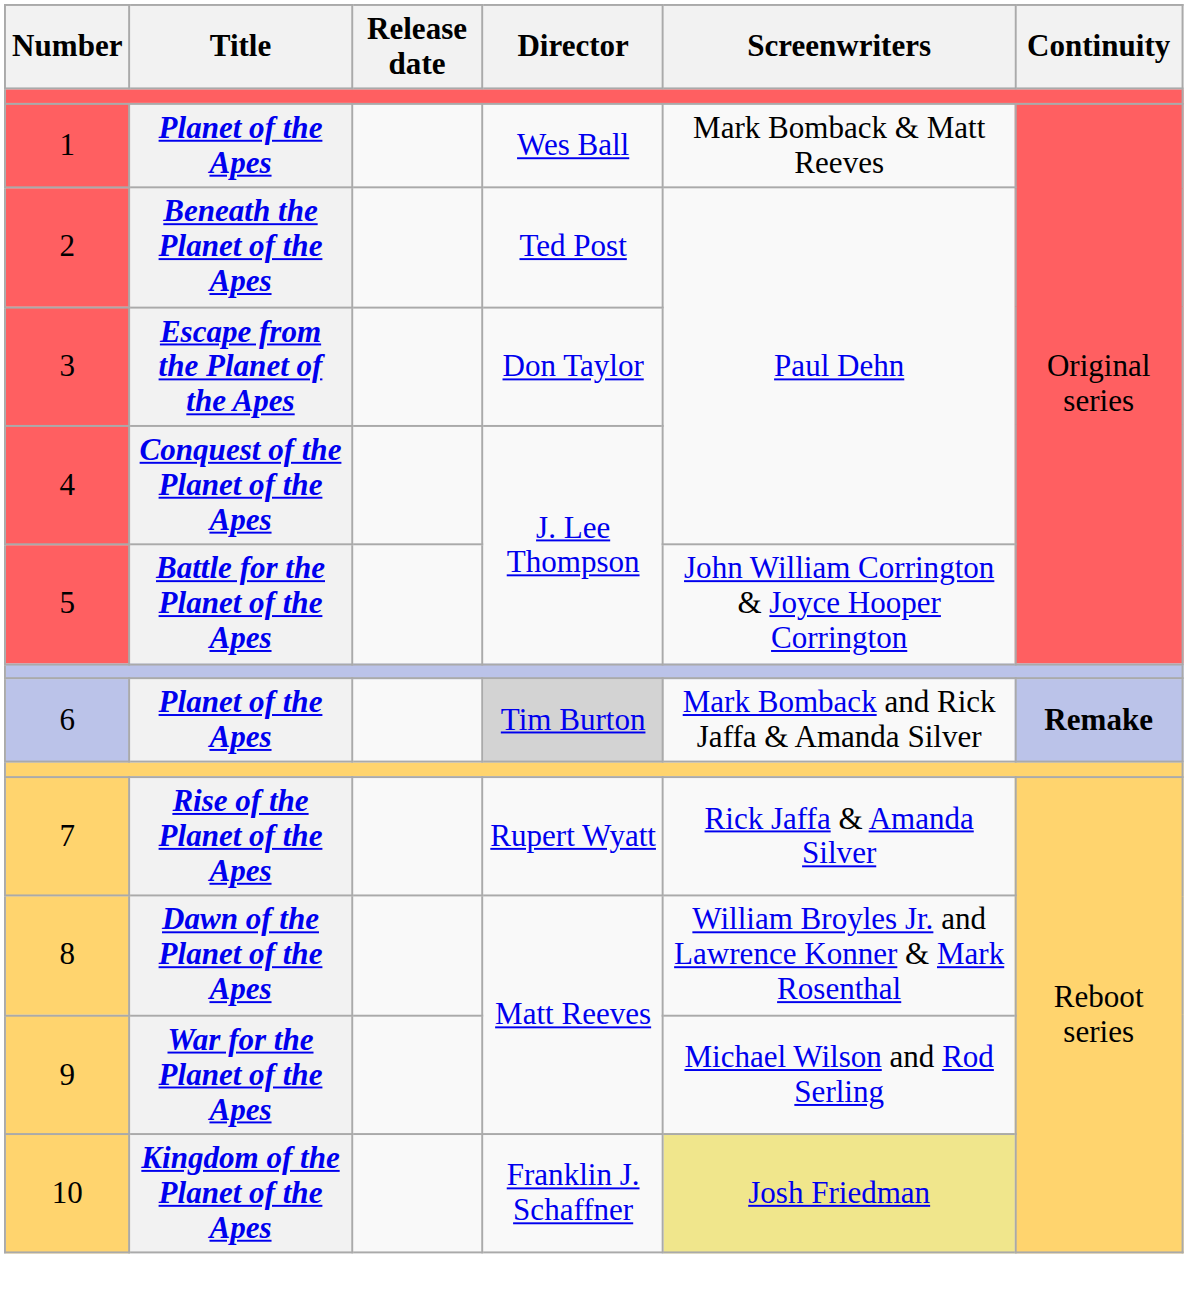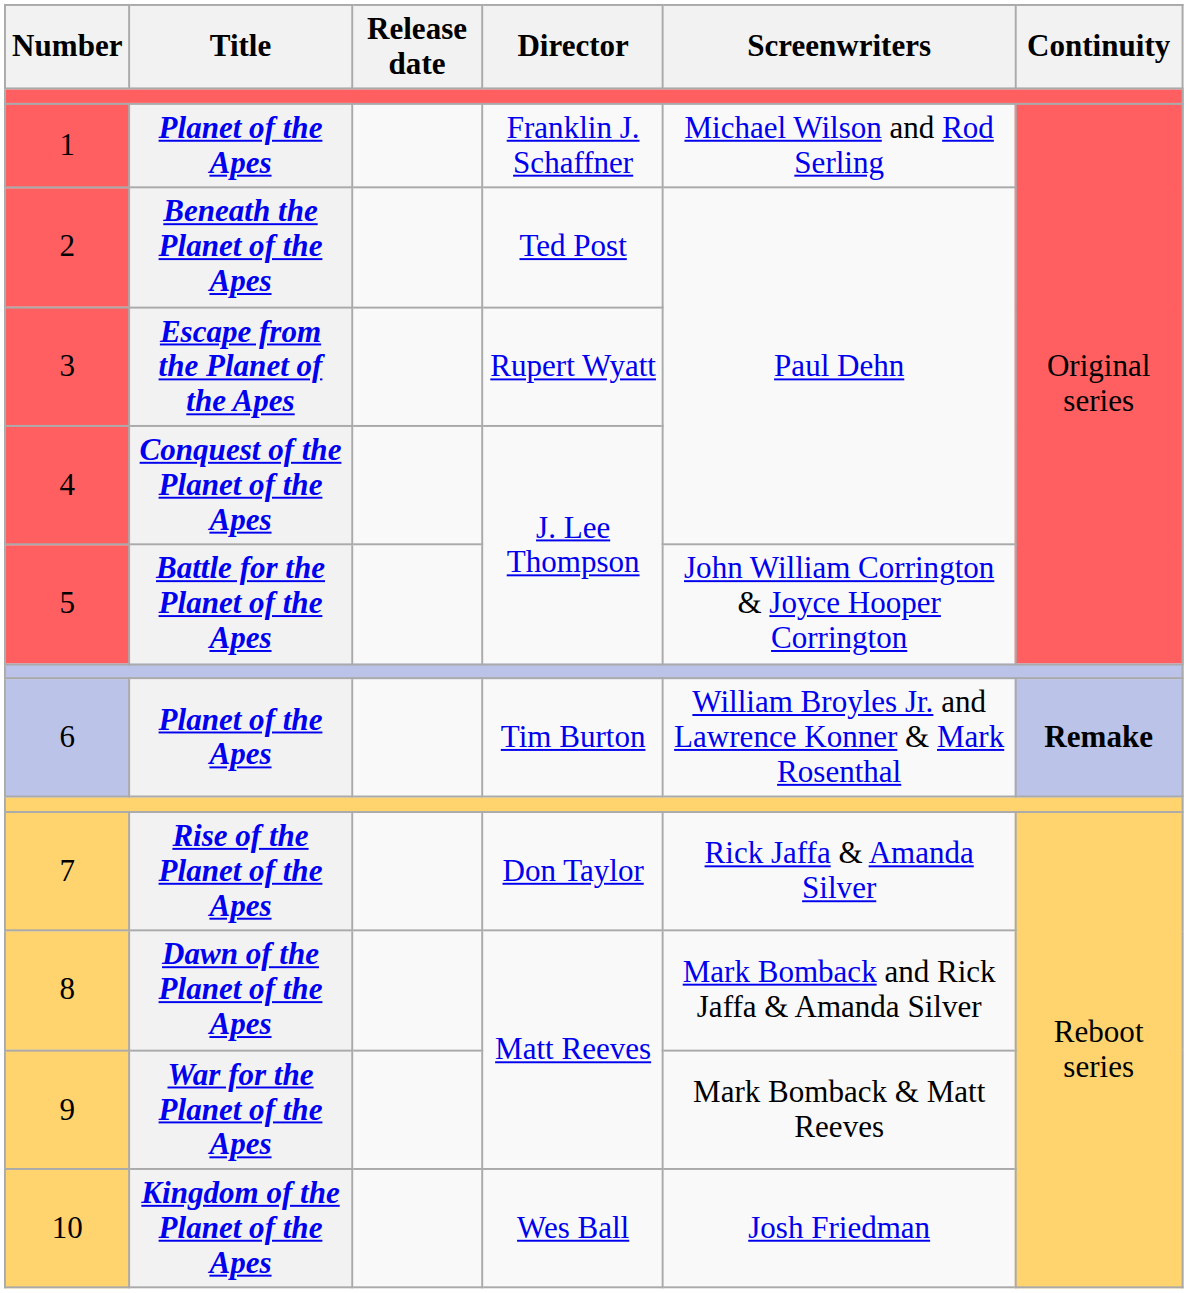(573, 145) Wes Ball -> (573, 145) Franklin J. Schaffner
(839, 145) Mark Bomback & Matt Reeves -> (839, 145) Michael Wilson and Rod Serling
(573, 365) Don Taylor -> (573, 365) Rupert Wyatt
(573, 719) lightgrey background -> (573, 737) no background
(839, 719) Mark Bomback and Rick Jaffa & Amanda Silver -> (839, 737) William Broyles Jr. and Lawrence Konner & Mark Rosenthal
(573, 835) Rupert Wyatt -> (573, 870) Don Taylor
(839, 954) William Broyles Jr. and Lawrence Konner & Mark Rosenthal -> (839, 989) Mark Bomback and Rick Jaffa & Amanda Silver
(839, 1073) Michael Wilson and Rod Serling -> (839, 1108) Mark Bomback & Matt Reeves
(573, 1192) Franklin J. Schaffner -> (573, 1227) Wes Ball
(839, 1192) khaki background -> (839, 1227) no background
